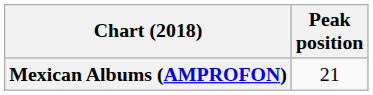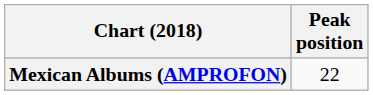(330, 74) 21 -> (330, 74) 22
